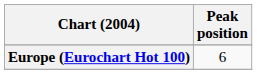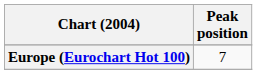(222, 57) 6 -> (222, 57) 7
